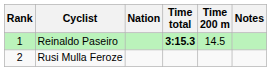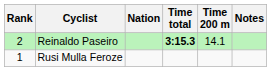(20, 41) 1 -> (20, 41) 2
(215, 41) 14.5 -> (215, 41) 14.1
(20, 58) 2 -> (20, 58) 1
